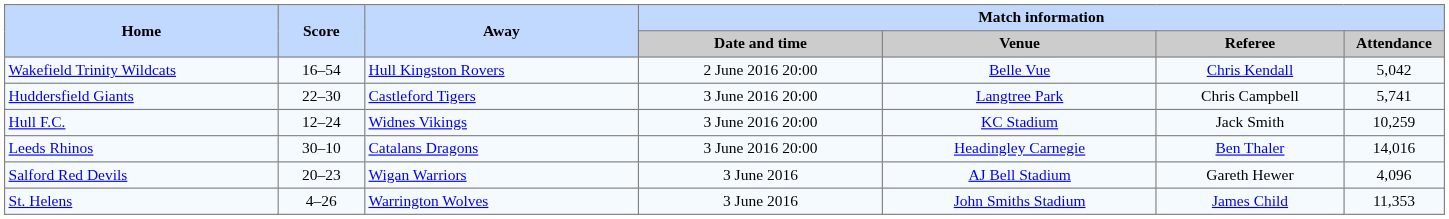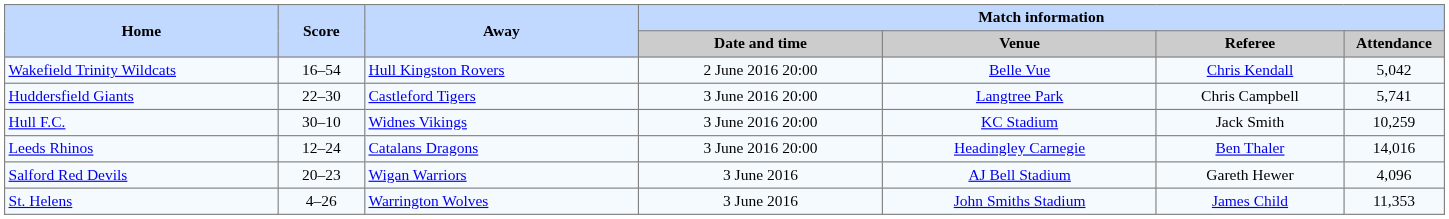(321, 122) 12–24 -> (321, 122) 30–10
(321, 148) 30–10 -> (321, 148) 12–24
